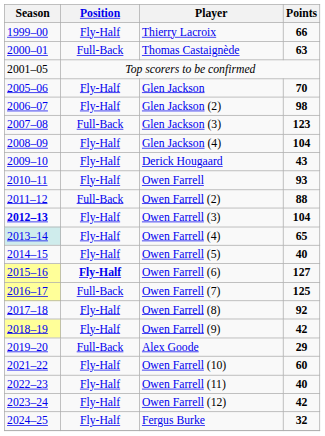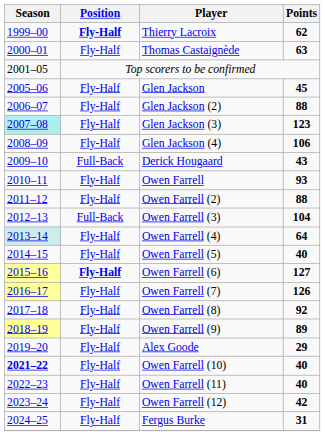(100, 32) normal -> (100, 32) bold
(302, 32) 66 -> (302, 32) 62
(100, 50) Full-Back -> (100, 50) Fly-Half
(302, 87) 70 -> (302, 87) 45
(302, 106) 98 -> (302, 106) 88
(27, 124) no background -> (27, 124) paleturquoise background
(100, 124) Full-Back -> (100, 124) Fly-Half
(302, 143) 104 -> (302, 143) 106
(100, 161) Fly-Half -> (100, 161) Full-Back
(100, 198) Full-Back -> (100, 198) Fly-Half
(27, 217) bold -> (27, 217) normal
(100, 217) Fly-Half -> (100, 217) Full-Back
(302, 236) 65 -> (302, 236) 64
(100, 291) Full-Back -> (100, 291) Fly-Half
(302, 291) 125 -> (302, 291) 126
(302, 328) 42 -> (302, 328) 89
(100, 347) Full-Back -> (100, 347) Fly-Half
(27, 365) normal -> (27, 365) bold
(302, 365) 60 -> (302, 365) 40
(302, 421) 32 -> (302, 421) 31
